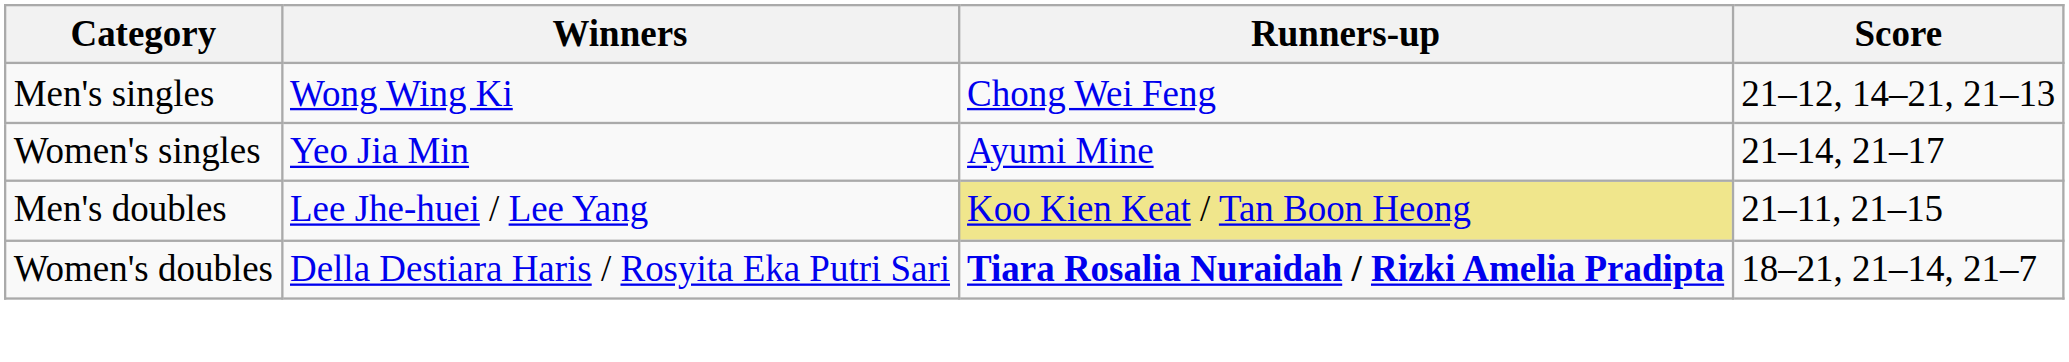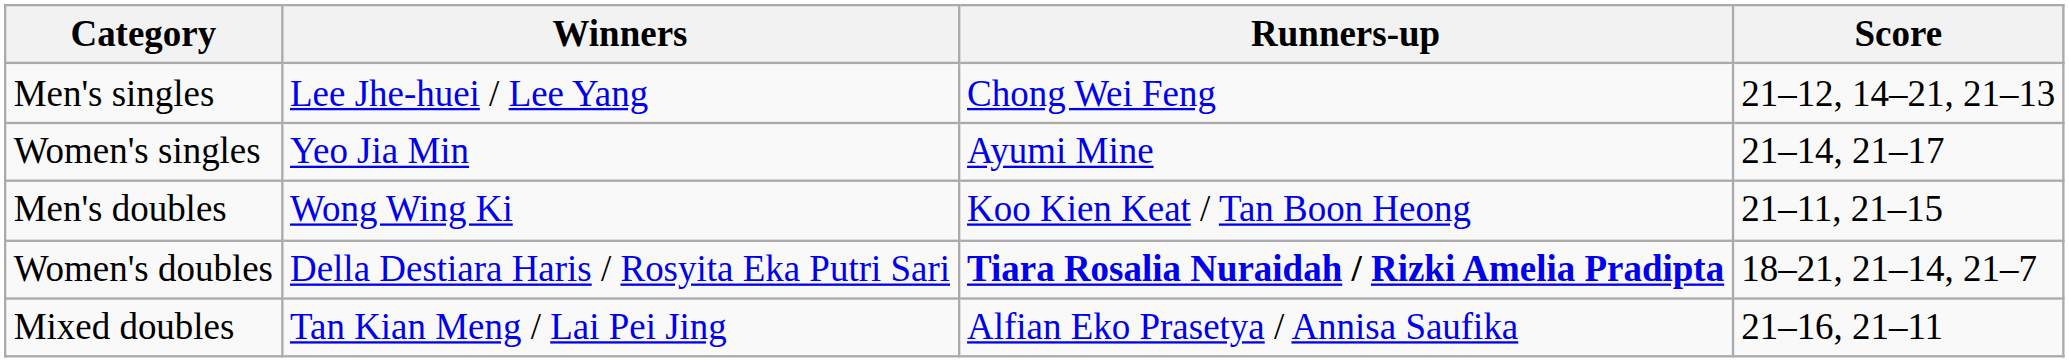(401, 92) Wong Wing Ki -> (469, 92) Lee Jhe-huei / Lee Yang
(469, 209) Lee Jhe-huei / Lee Yang -> (401, 209) Wong Wing Ki
(1219, 209) khaki background -> (1219, 209) no background
+ row: (124, 326)
